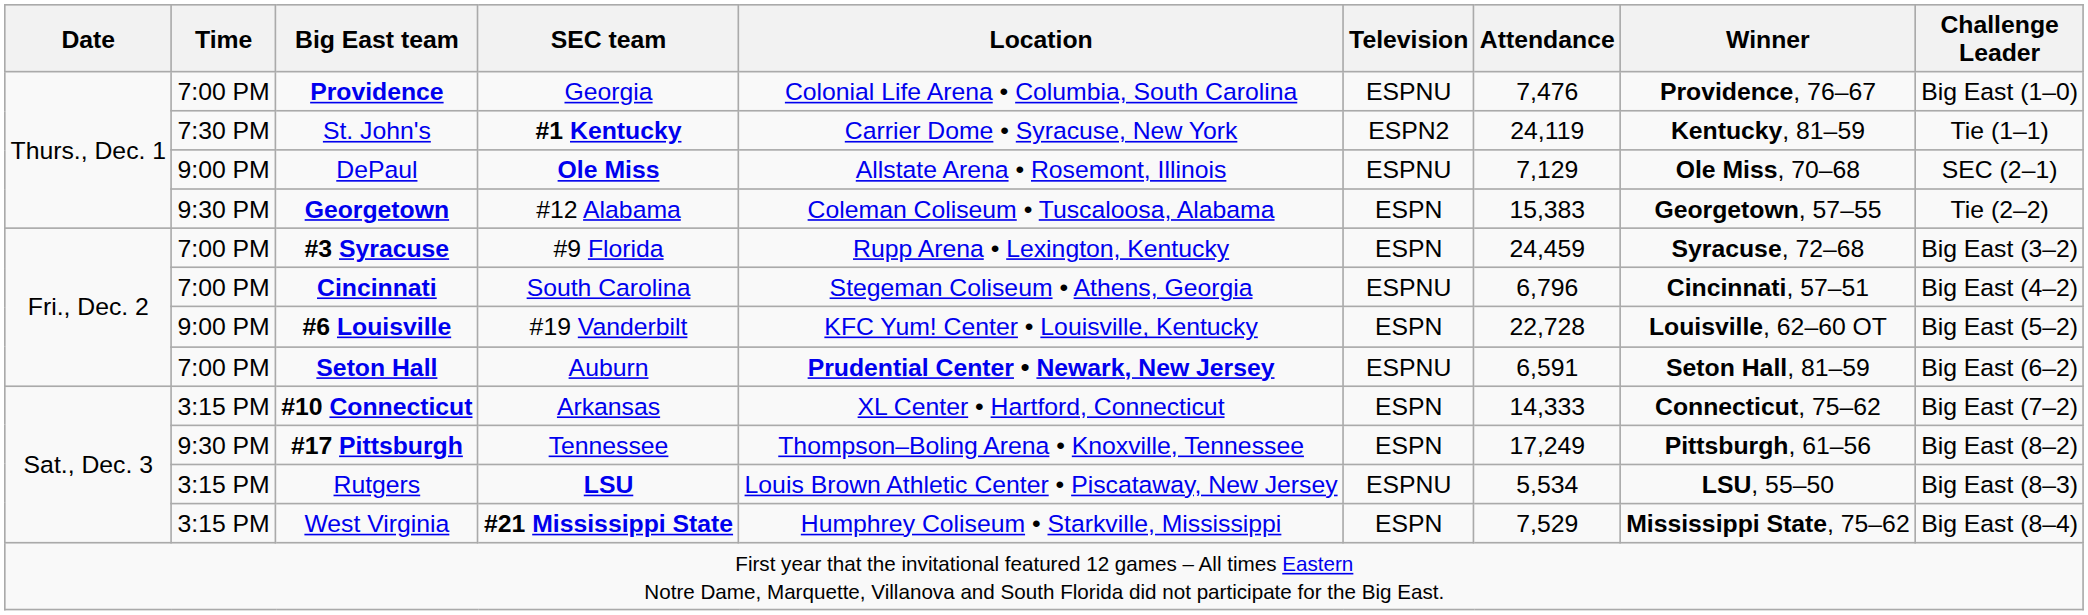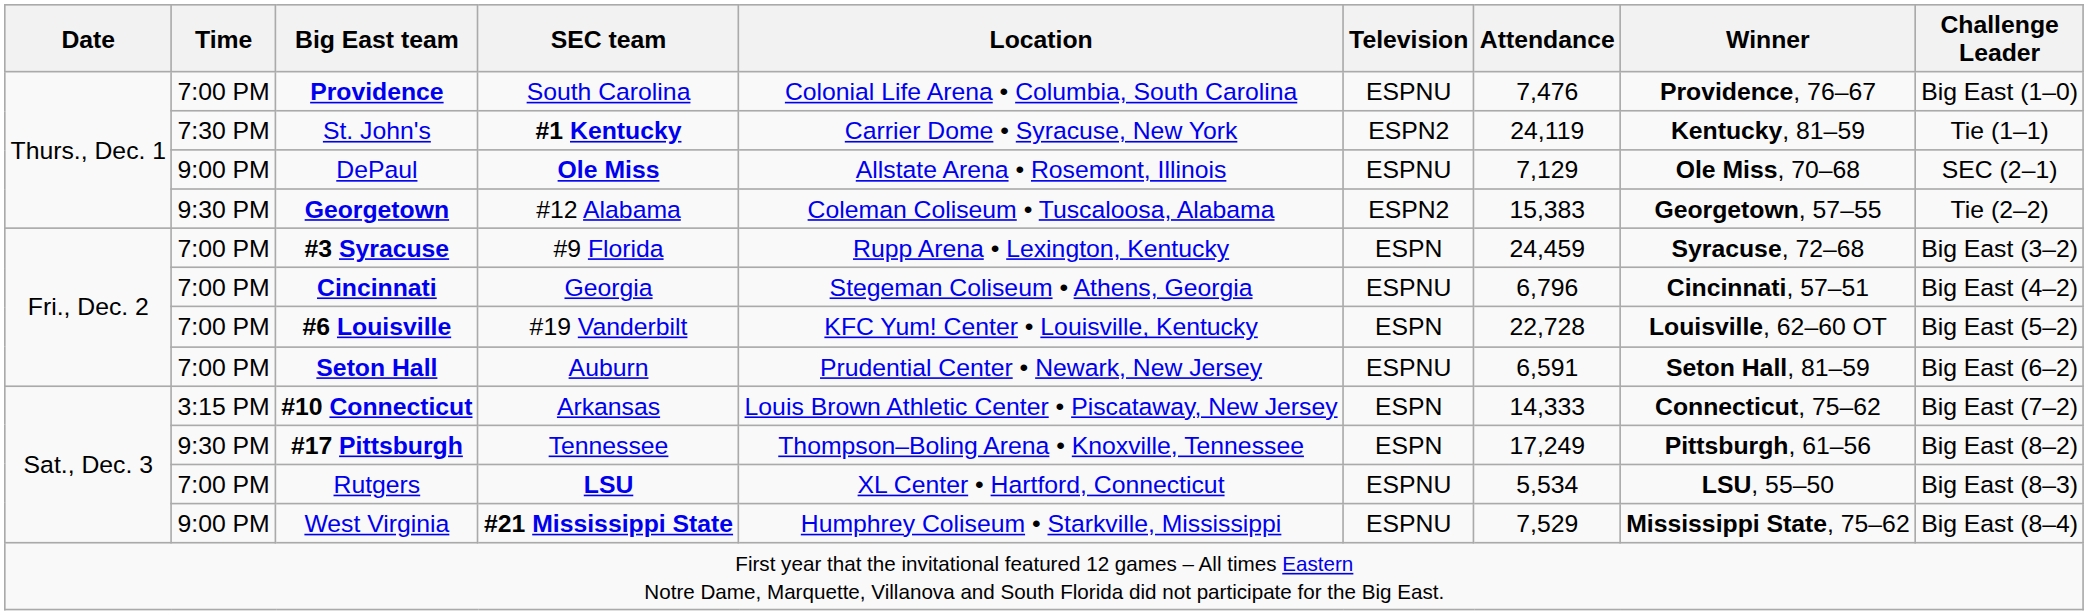(609, 92) Georgia -> (609, 92) South Carolina
(1409, 209) ESPN -> (1409, 209) ESPN2
(609, 288) South Carolina -> (609, 288) Georgia
(224, 327) 9:00 PM -> (224, 327) 7:00 PM
(1041, 366) bold -> (1041, 366) normal
(1041, 405) XL Center • Hartford, Connecticut -> (1041, 405) Louis Brown Athletic Center • Piscataway, New Jersey
(224, 484) 3:15 PM -> (224, 484) 7:00 PM
(1041, 484) Louis Brown Athletic Center • Piscataway, New Jersey -> (1041, 484) XL Center • Hartford, Connecticut
(224, 523) 3:15 PM -> (224, 523) 9:00 PM
(1409, 523) ESPN -> (1409, 523) ESPNU
